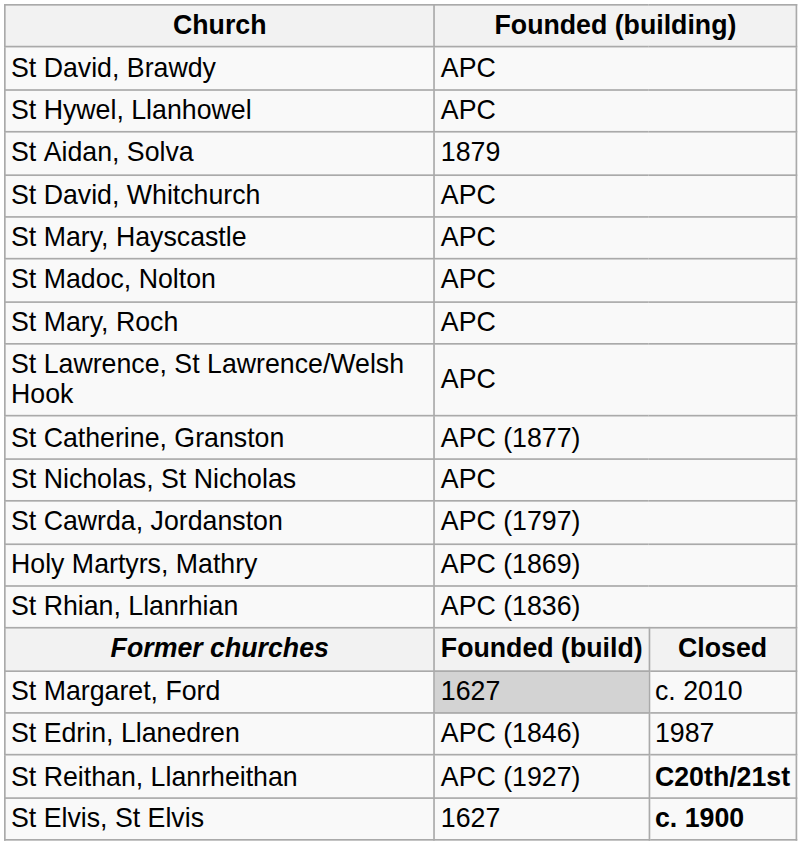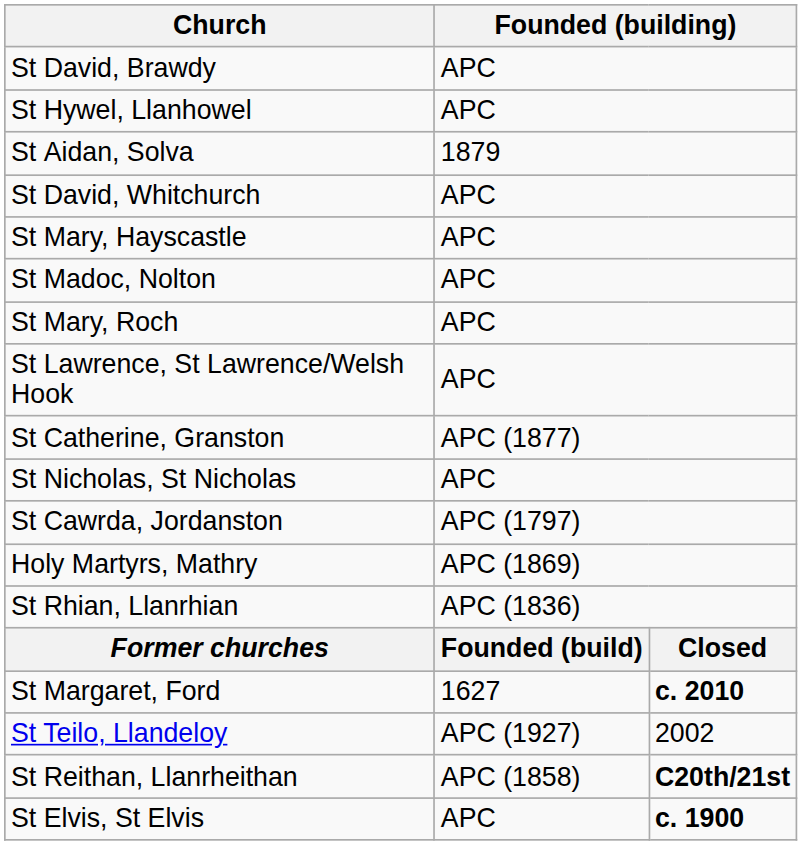(471, 691) lightgrey background -> (471, 691) no background
(699, 691) normal -> (700, 691) bold
+ row: (119, 733)
- row: (125, 733)
(511, 776) APC (1927) -> (511, 776) APC (1858)
(471, 818) 1627 -> (468, 818) APC
